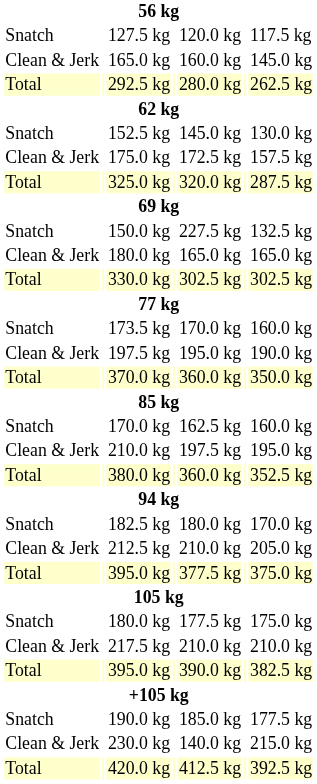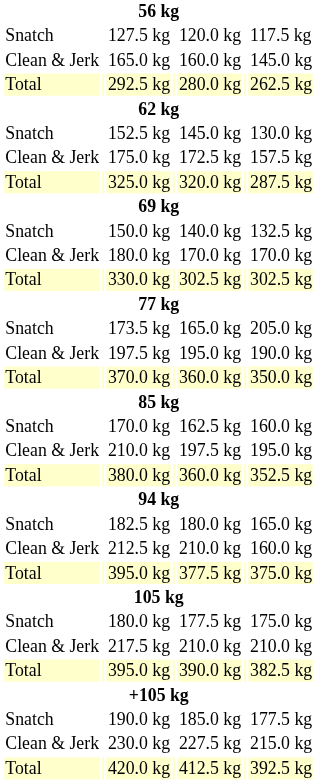(210, 231) 227.5 kg -> (210, 231) 140.0 kg
(210, 255) 165.0 kg -> (210, 255) 170.0 kg
(281, 255) 165.0 kg -> (281, 255) 170.0 kg
(210, 328) 170.0 kg -> (210, 328) 165.0 kg
(281, 328) 160.0 kg -> (281, 328) 205.0 kg
(281, 524) 170.0 kg -> (281, 524) 165.0 kg
(281, 548) 205.0 kg -> (281, 548) 160.0 kg
(210, 743) 140.0 kg -> (210, 743) 227.5 kg
